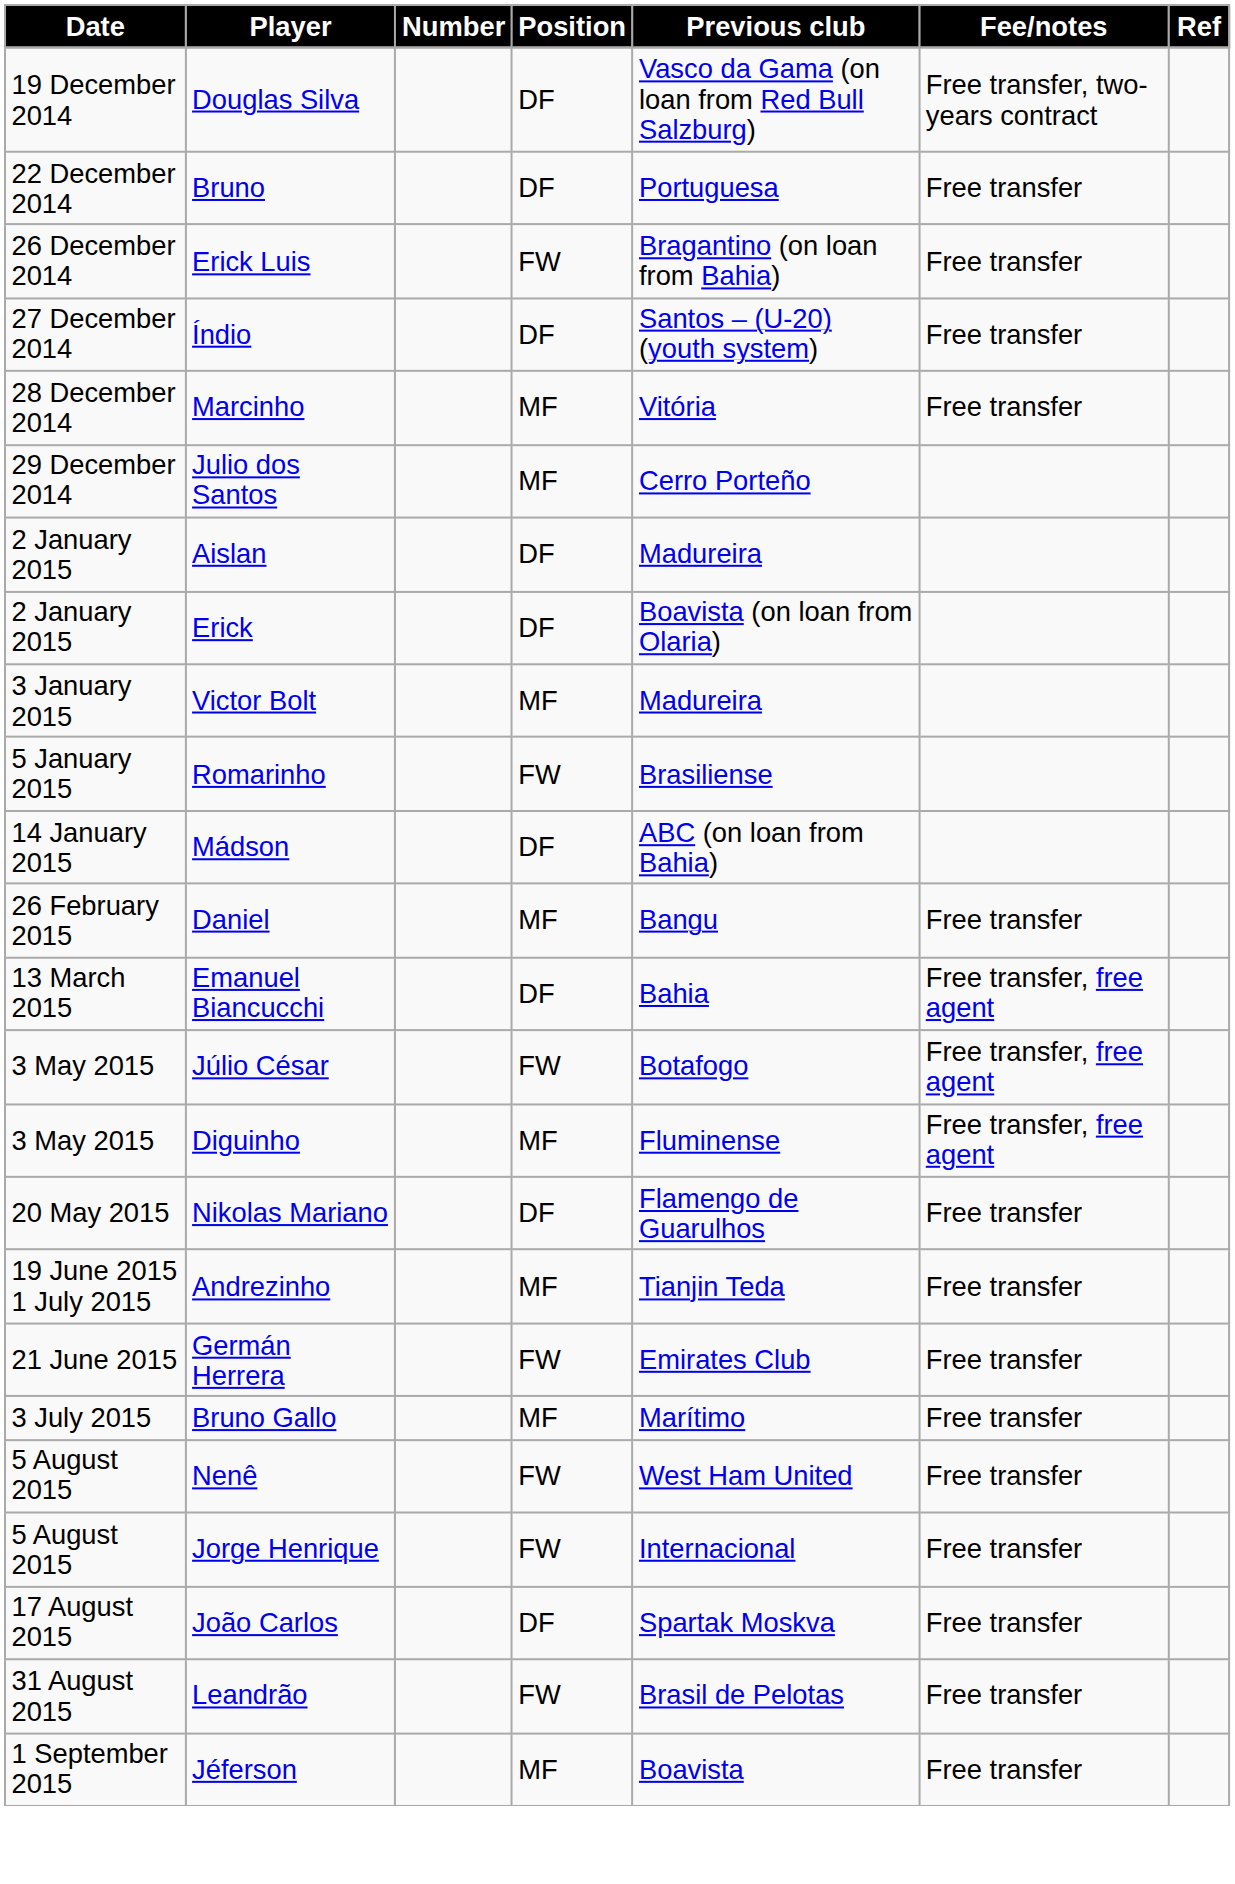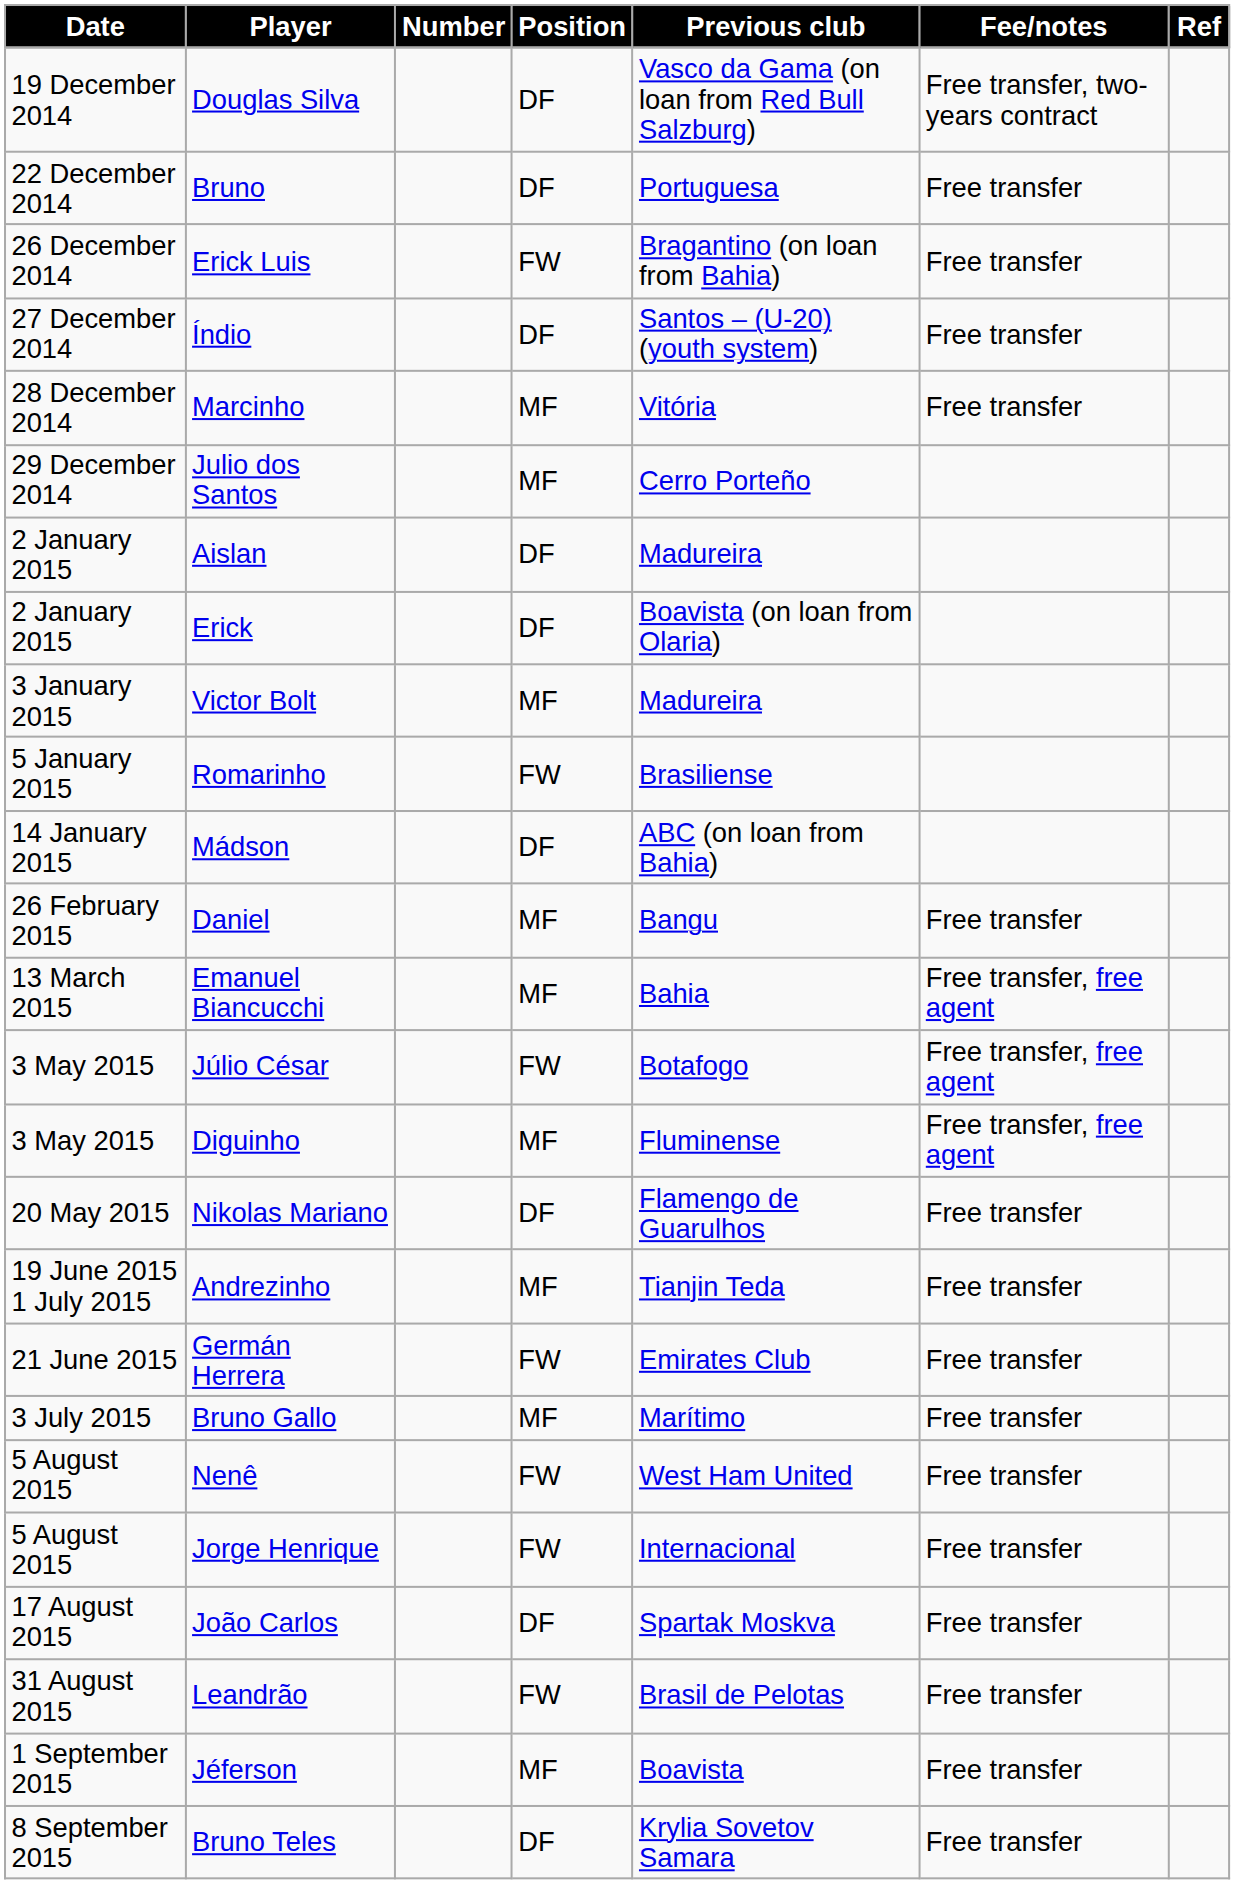(536, 993) DF -> (538, 993) MF
+ row: (264, 1842)
